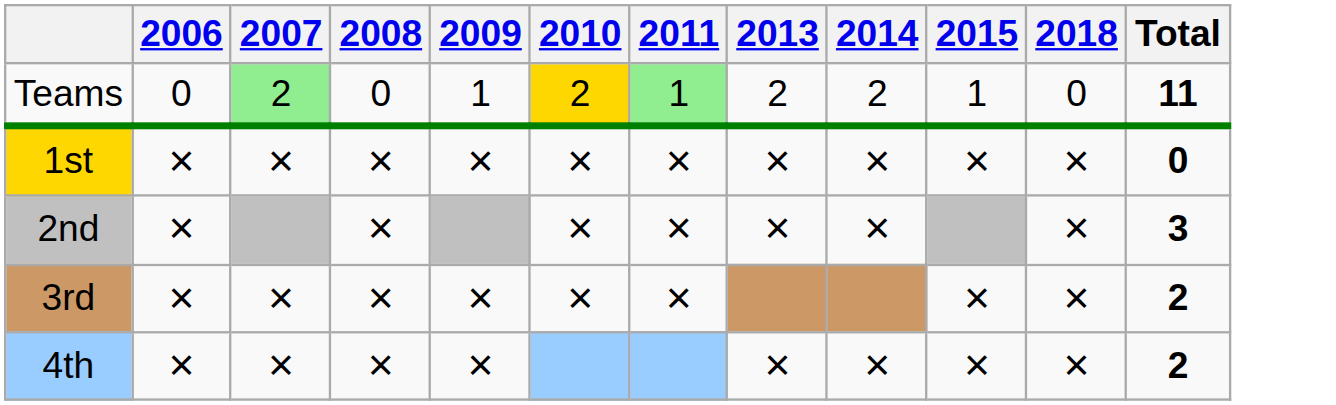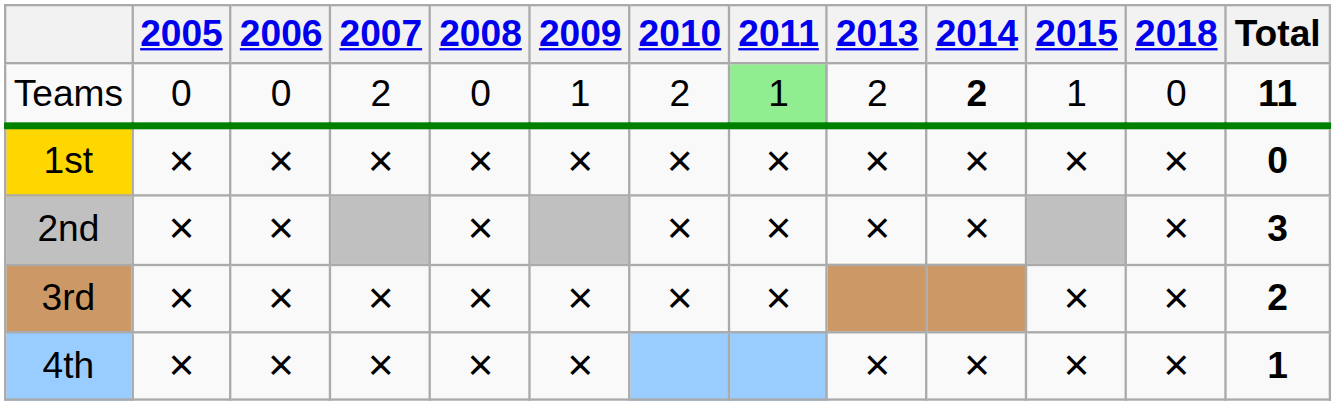+ column: (181, 33)
(281, 92) lightgreen background -> (381, 92) no background
(580, 92) gold background -> (680, 92) no background
(877, 92) normal -> (977, 92) bold
(1178, 365) 2 -> (1278, 365) 1
